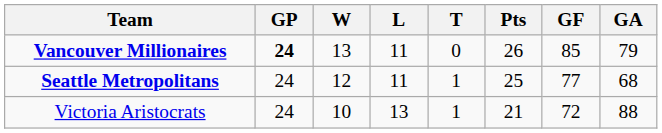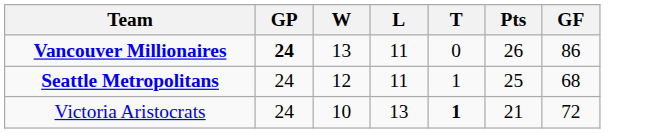- column: (628, 19)
(571, 50) 85 -> (571, 50) 86
(571, 81) 77 -> (571, 81) 68
(456, 111) normal -> (456, 111) bold
